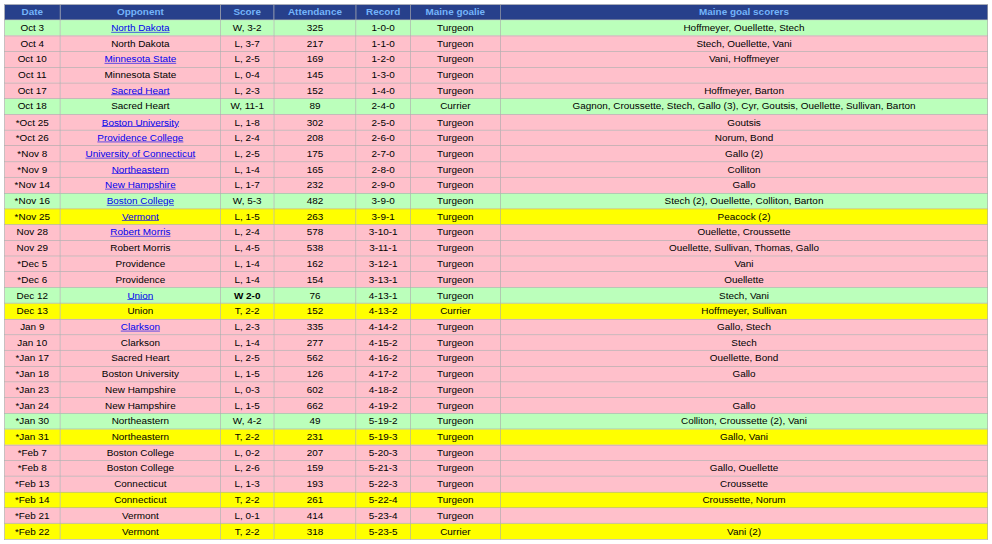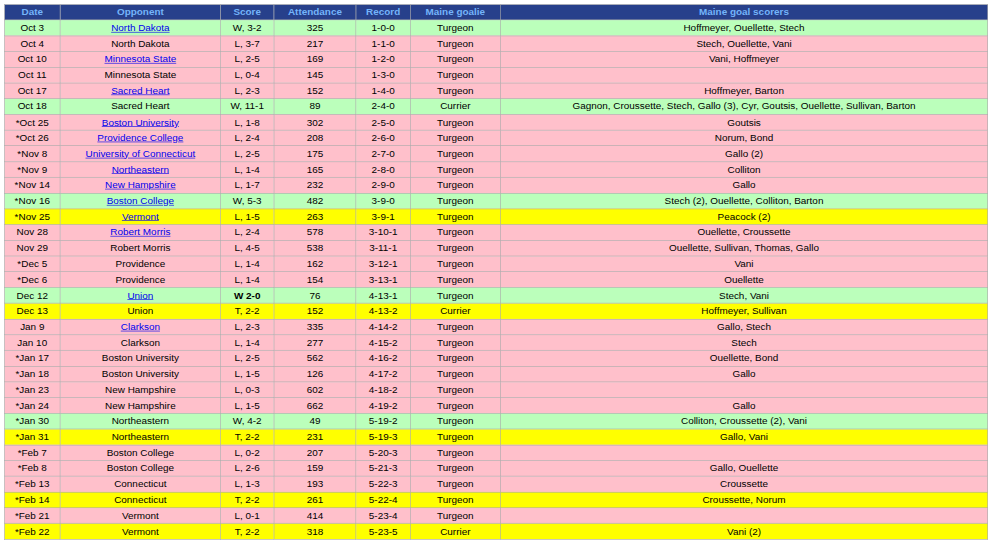(140, 358) Sacred Heart -> (140, 358) Boston University
